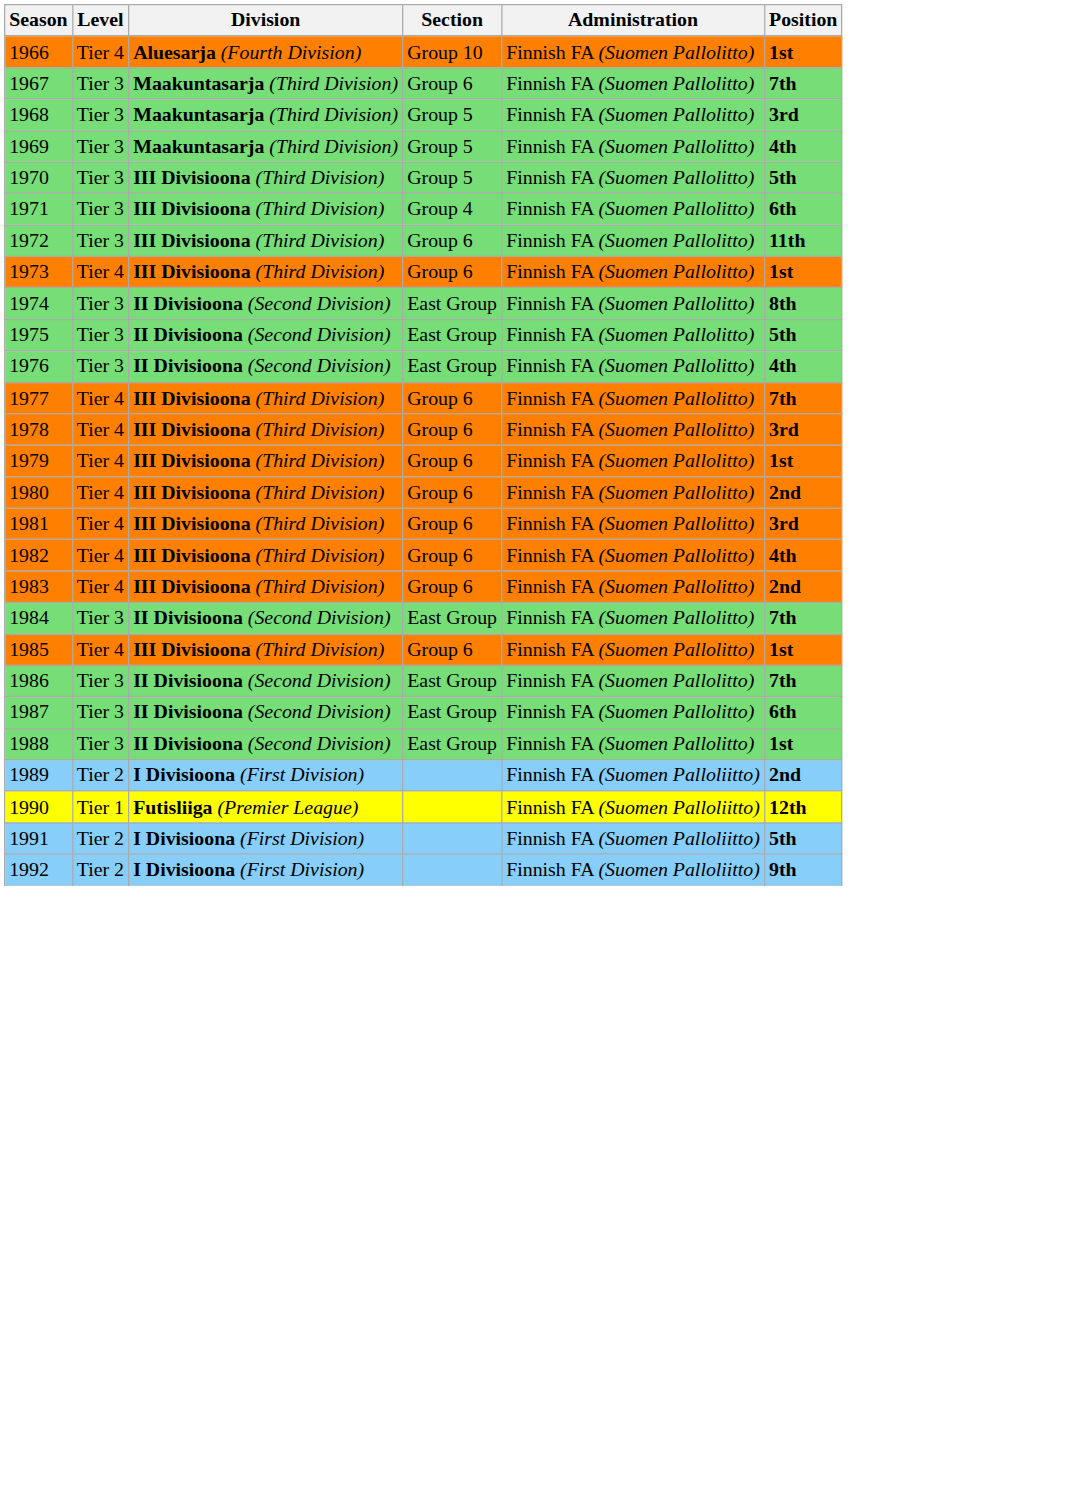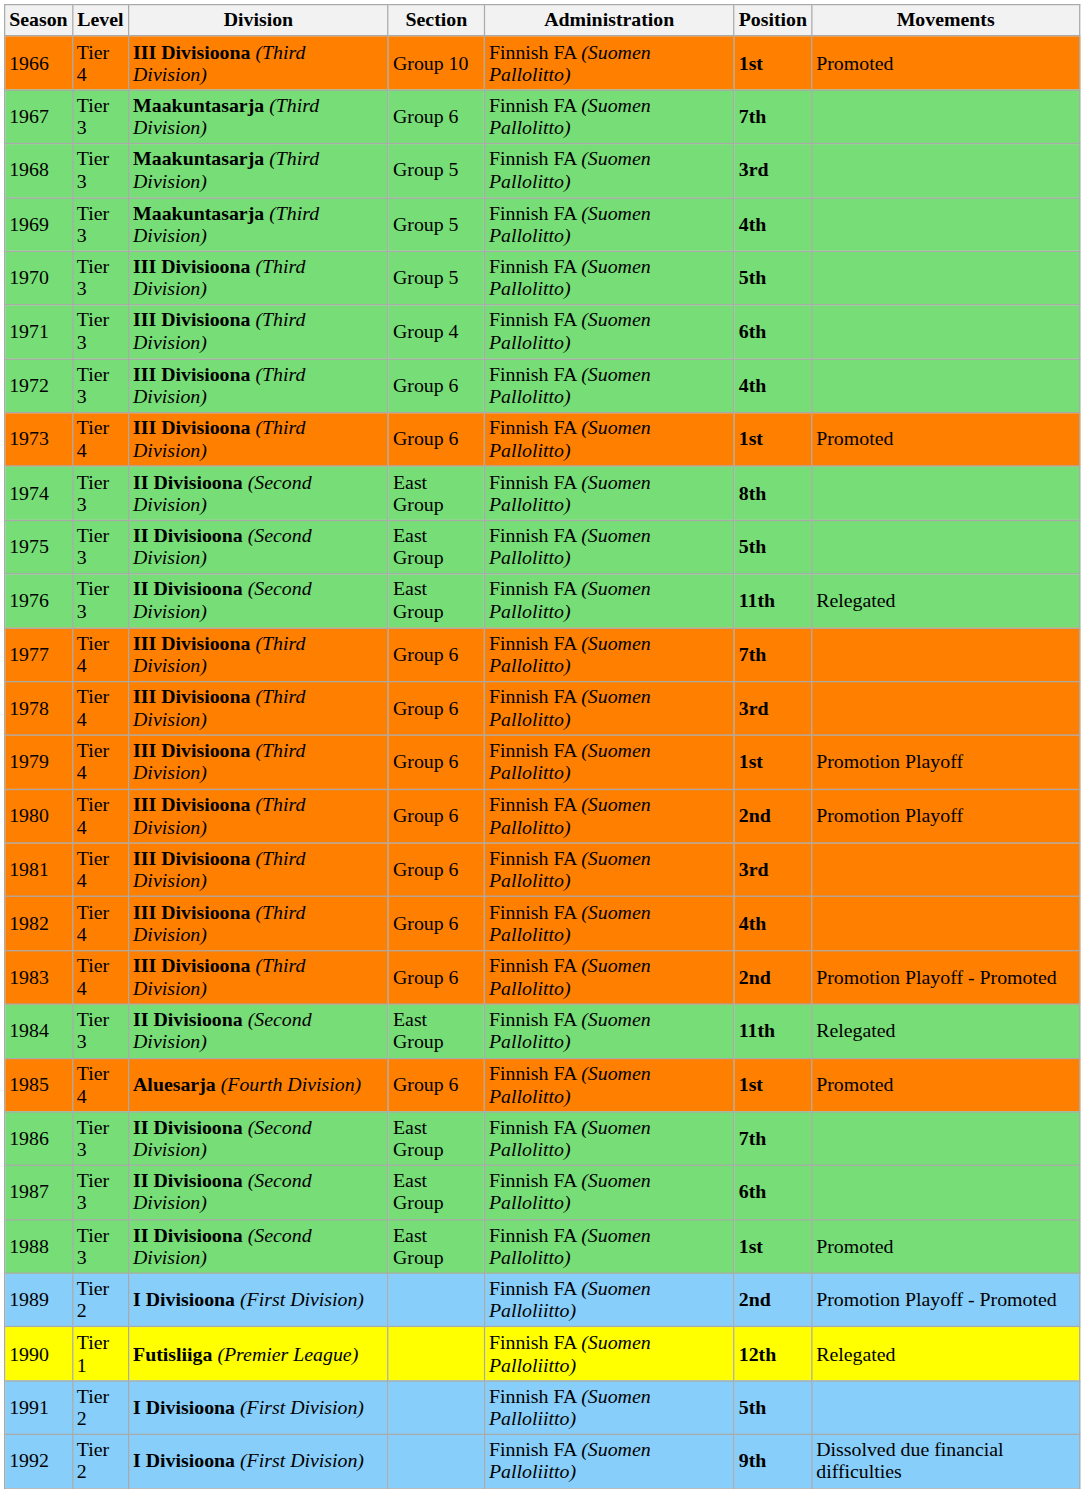+ column: (946, 20)
(247, 51) Aluesarja (Fourth Division) -> (219, 62) III Divisioona (Third Division)
(787, 240) 11th -> (753, 385) 4th
(783, 366) 4th -> (757, 600) 11th
(783, 618) 7th -> (757, 1030) 11th
(259, 649) III Divisioona (Third Division) -> (247, 1084) Aluesarja (Fourth Division)
